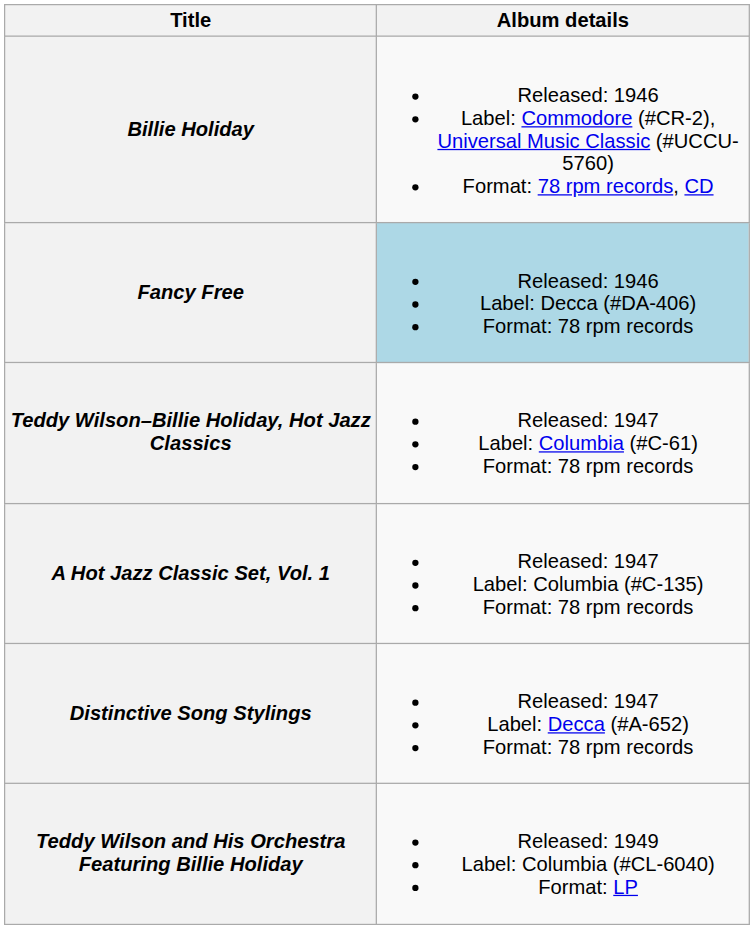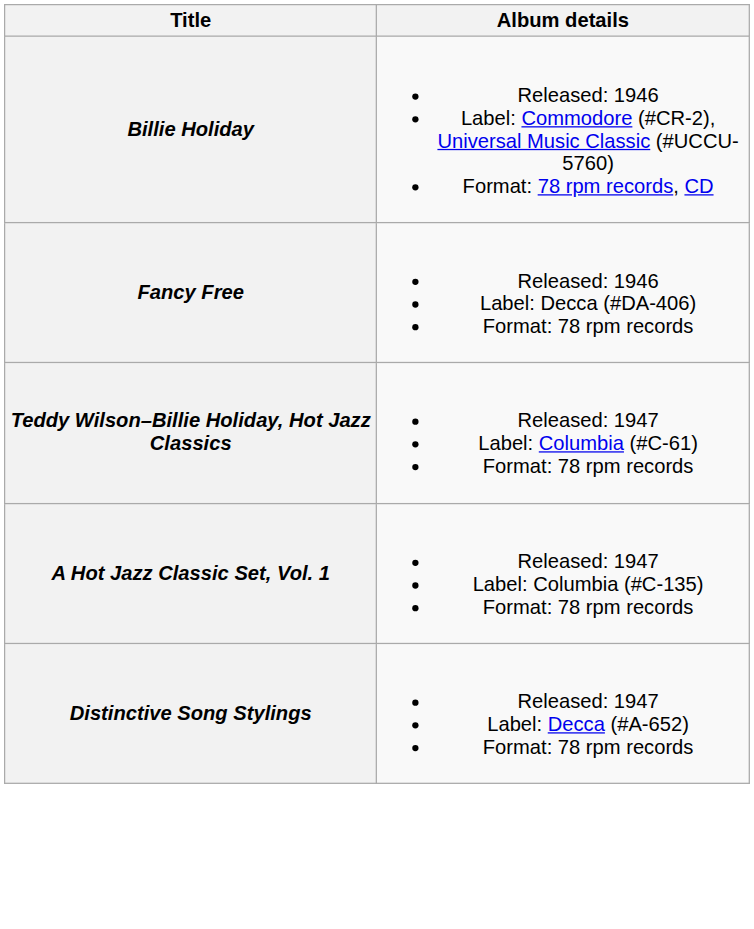(563, 304) lightblue background -> (563, 304) no background
- row: (191, 853)
